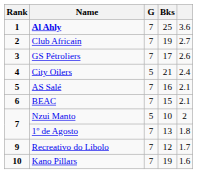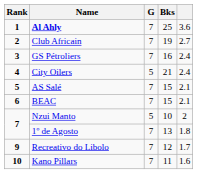(167, 57) 17 -> (167, 57) 16
(185, 57) 2.6 -> (185, 57) 2.4
(167, 87) 16 -> (167, 87) 15
(167, 161) 19 -> (167, 161) 11
